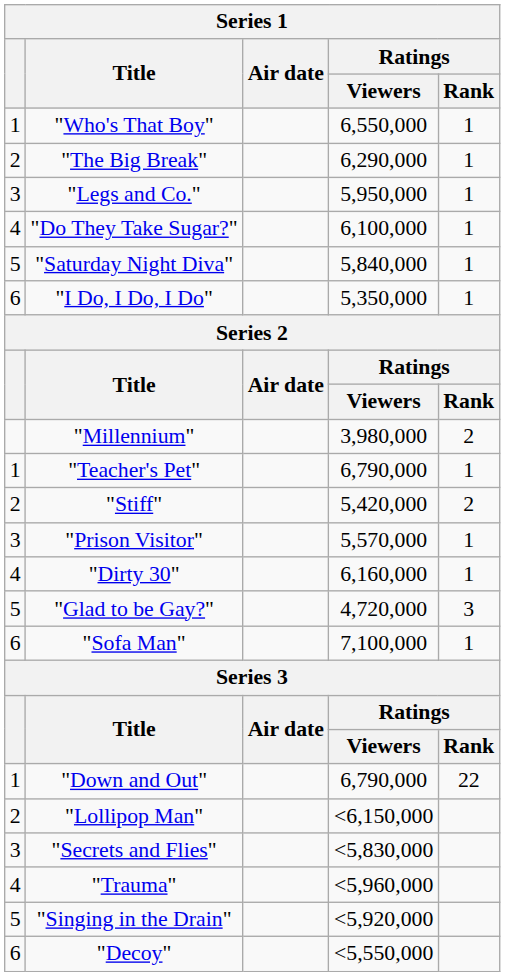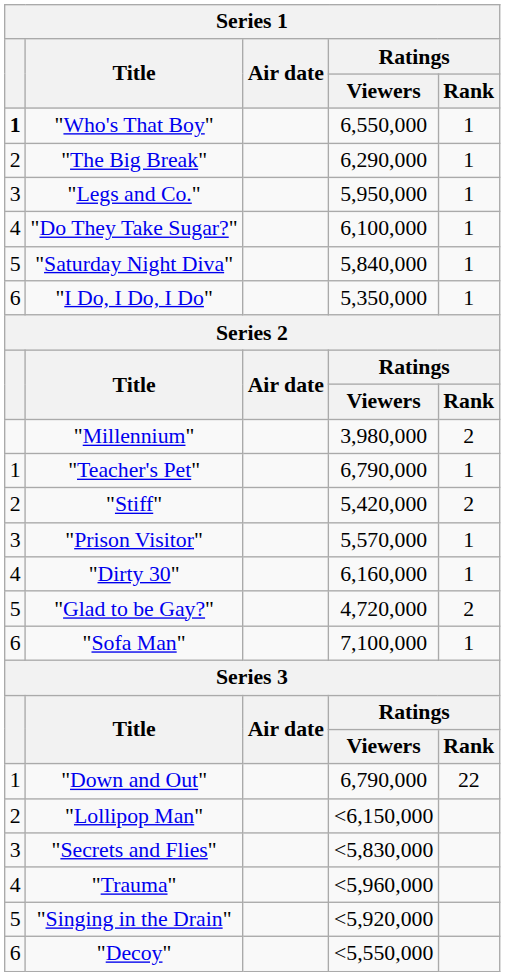(15, 125) normal -> (15, 125) bold
(469, 608) 3 -> (469, 608) 2
